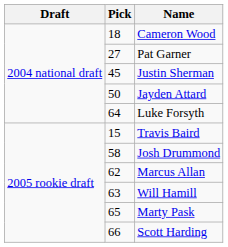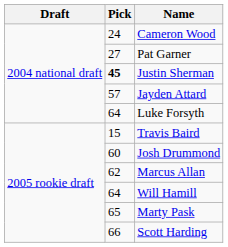(114, 34) 18 -> (114, 34) 24
(114, 73) normal -> (114, 73) bold
(114, 93) 50 -> (114, 93) 57
(114, 152) 58 -> (114, 152) 60
(114, 192) 63 -> (114, 192) 64
